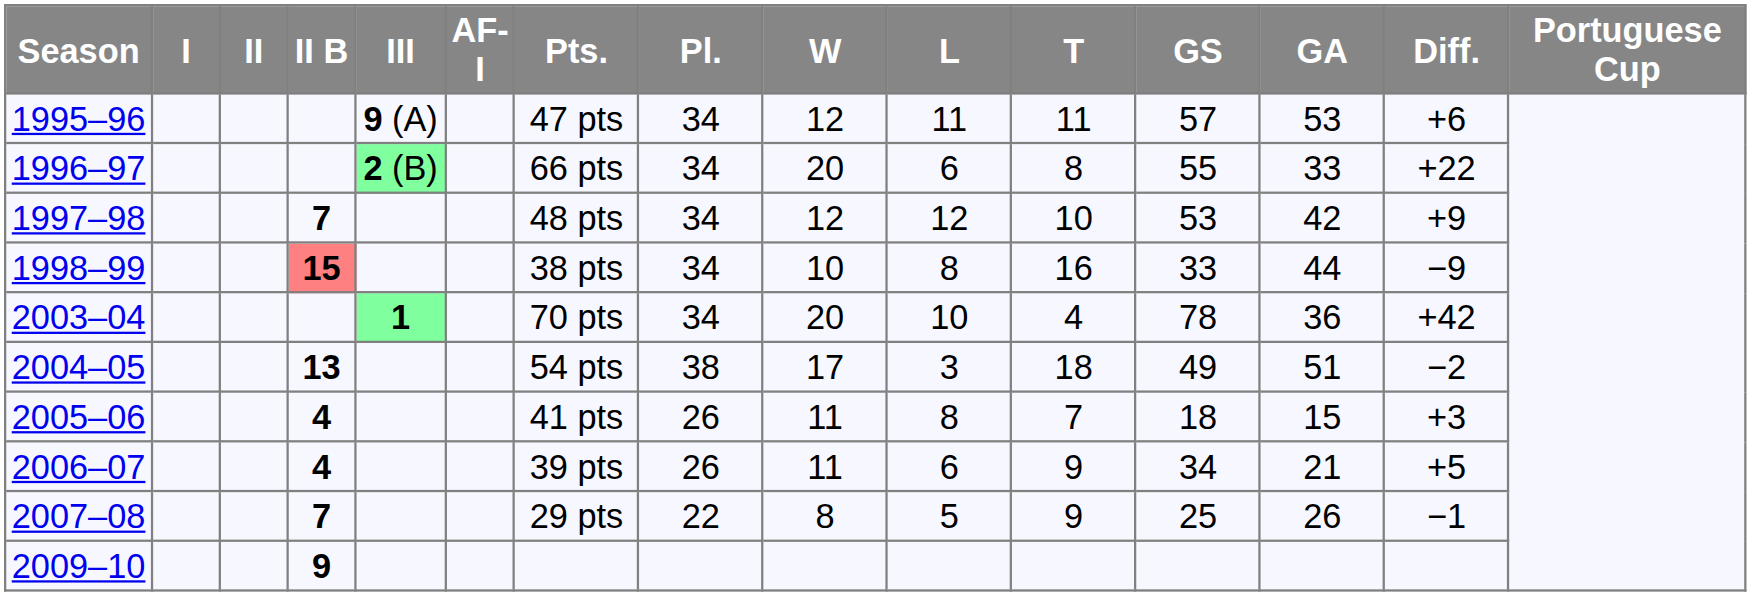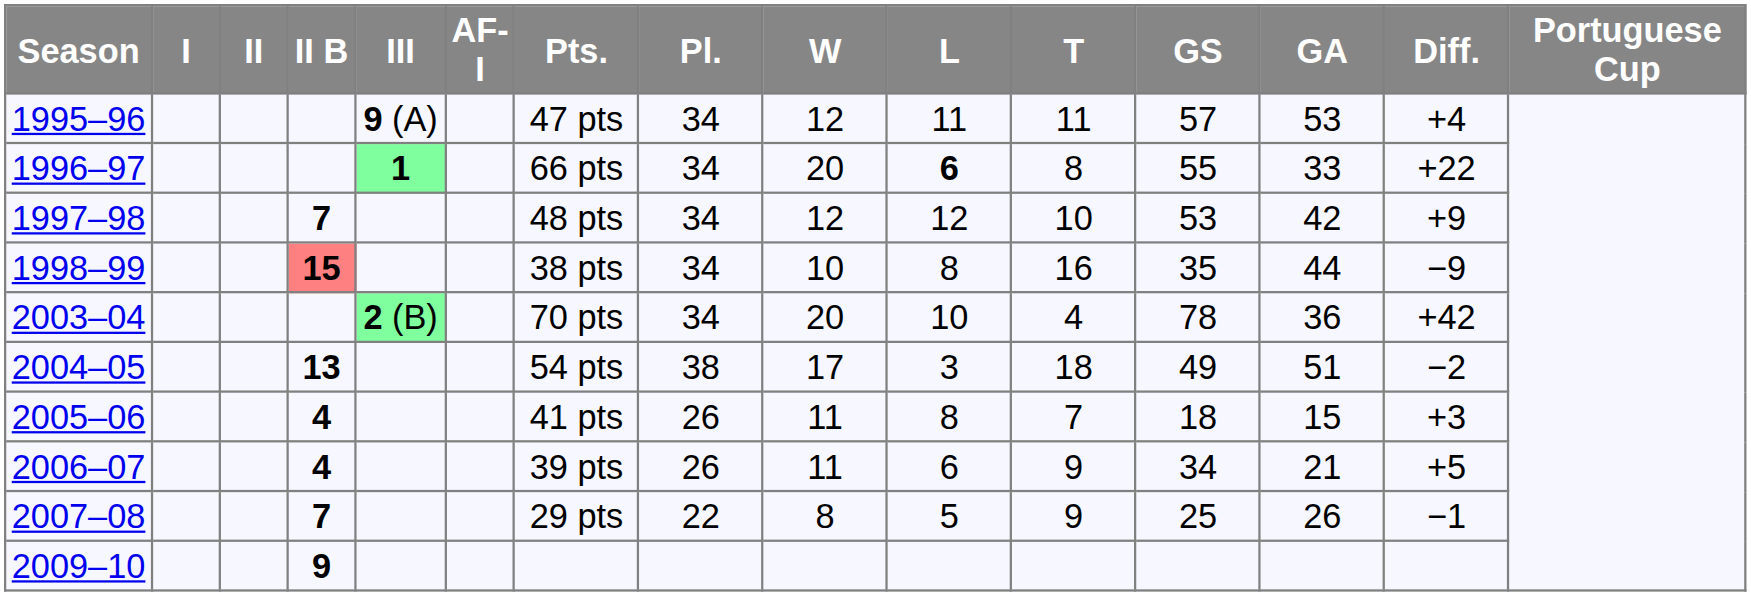(1447, 118) +6 -> (1447, 118) +4
(401, 168) 2 (B) -> (401, 168) 1
(949, 168) normal -> (949, 168) bold
(1198, 267) 33 -> (1198, 267) 35
(401, 317) 1 -> (401, 317) 2 (B)
